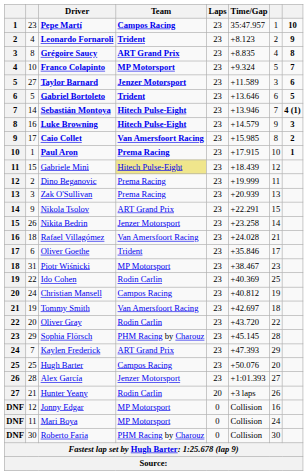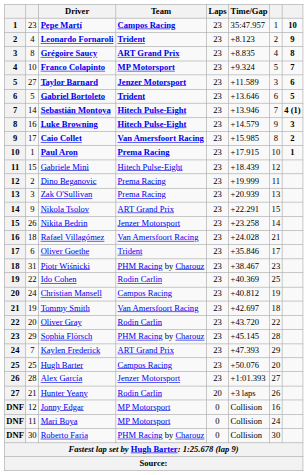(150, 166) khaki background -> (150, 166) no background
(144, 265) MP Motorsport -> (161, 265) PHM Racing by Charouz
